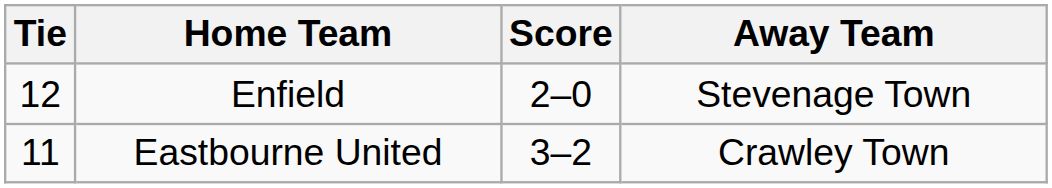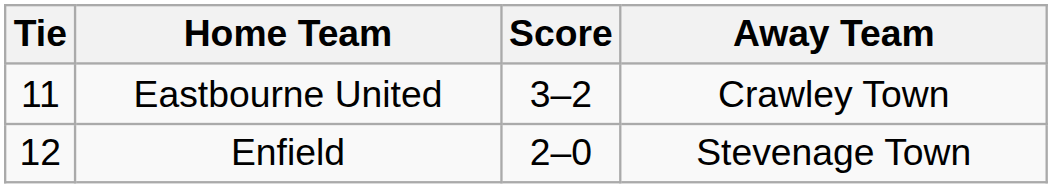rows swapped: (288, 152) <-> (288, 93)
